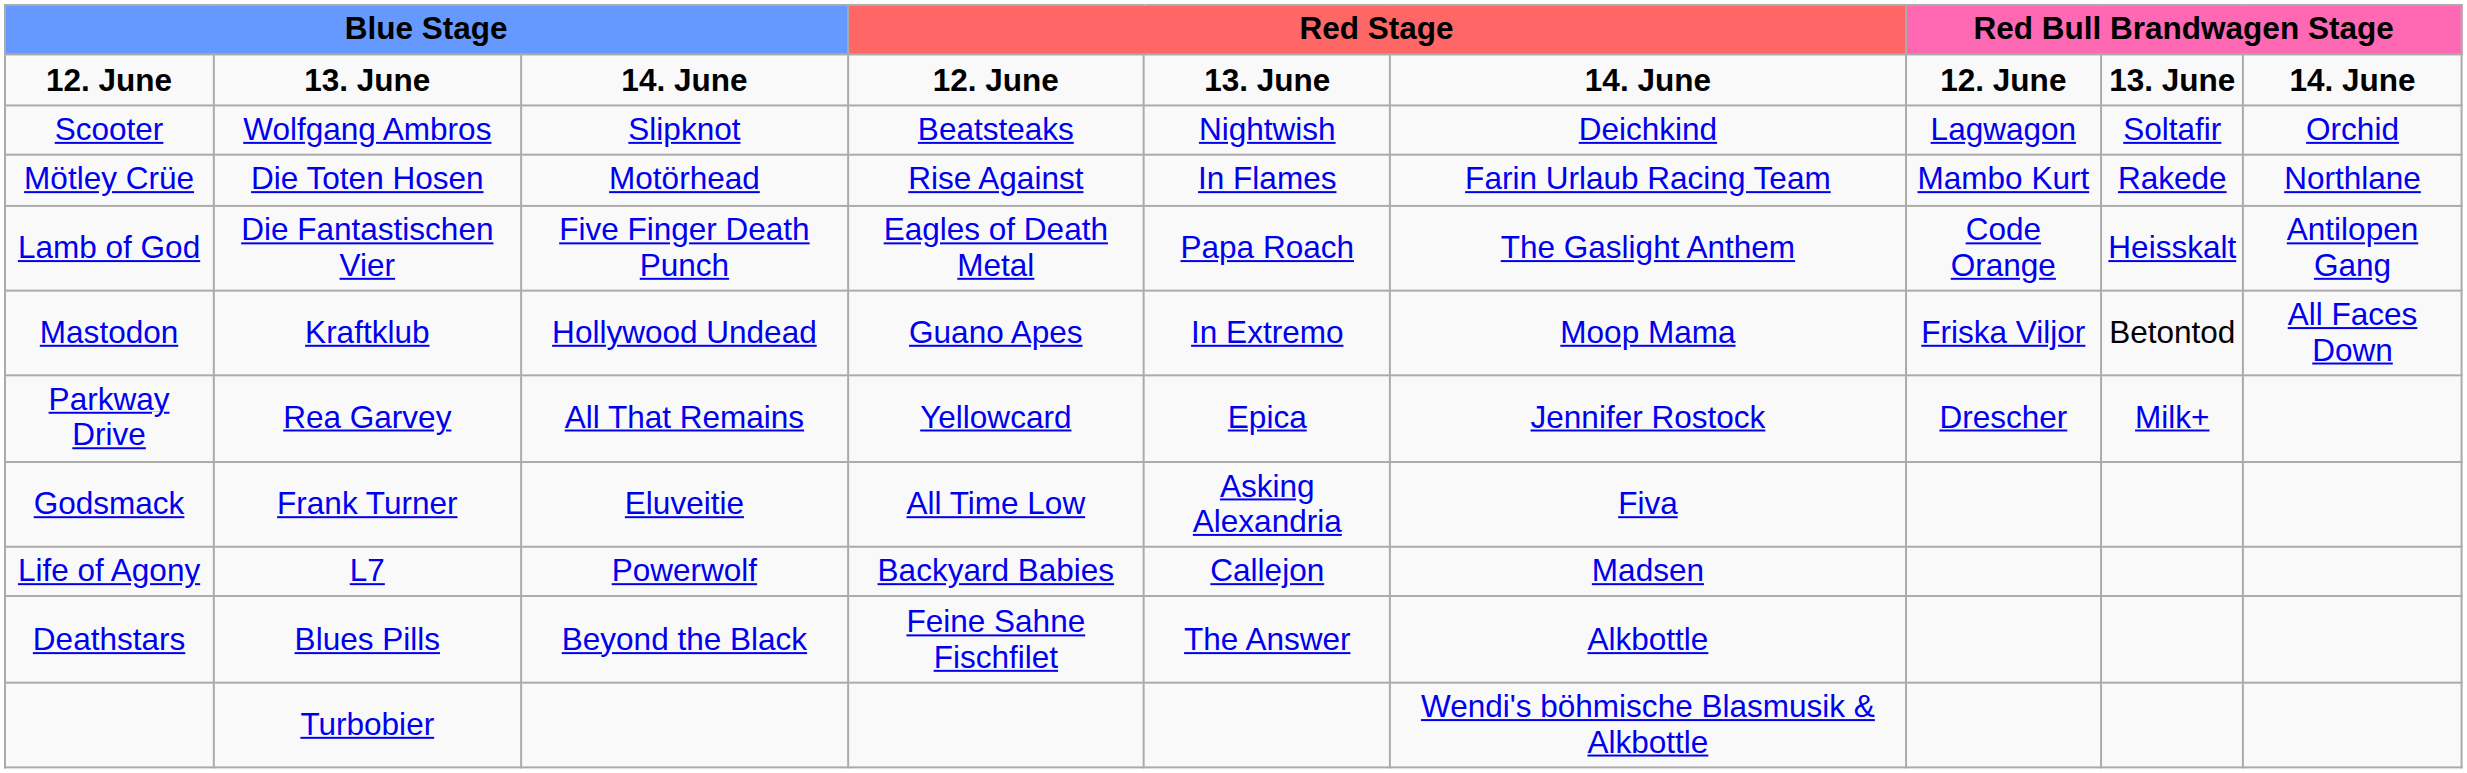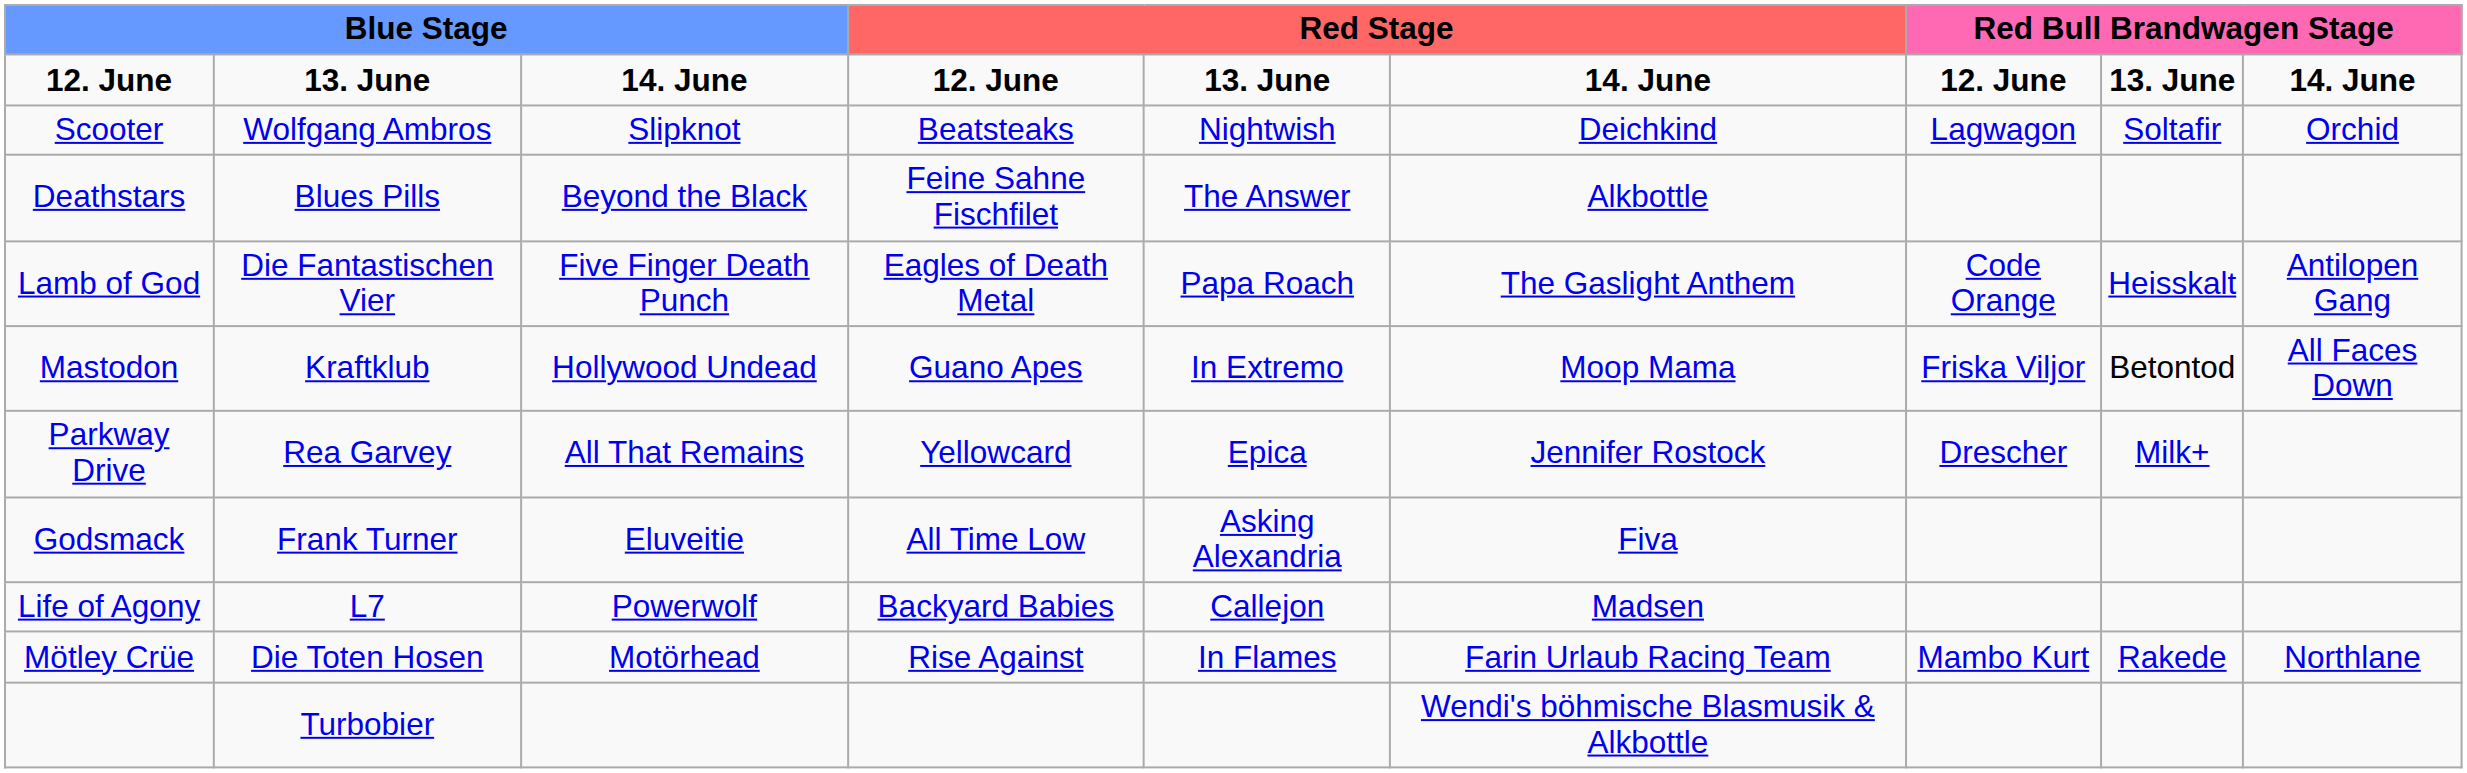rows swapped: (109, 179) <-> (109, 638)
